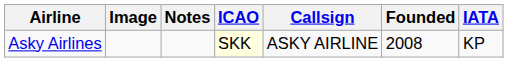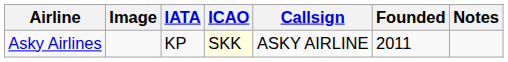columns swapped: (481, 17) <-> (187, 17)
(404, 43) 2008 -> (394, 43) 2011
